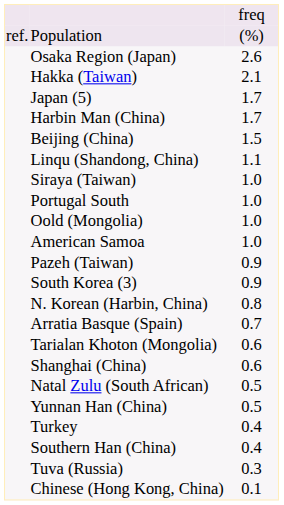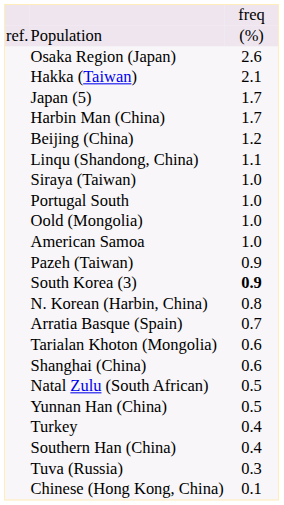(252, 138) 1.5 -> (252, 138) 1.2
(252, 283) normal -> (252, 283) bold
